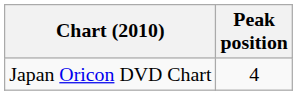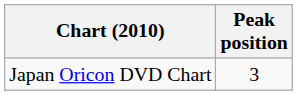(254, 74) 4 -> (254, 74) 3
